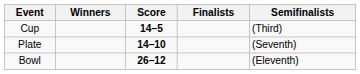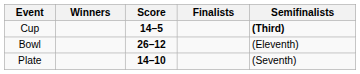(267, 28) normal -> (268, 28) bold
rows swapped: (30, 45) <-> (30, 61)
